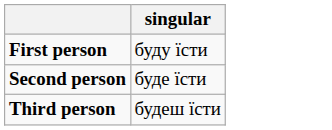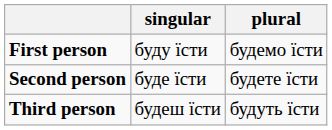+ column: (276, 19)
